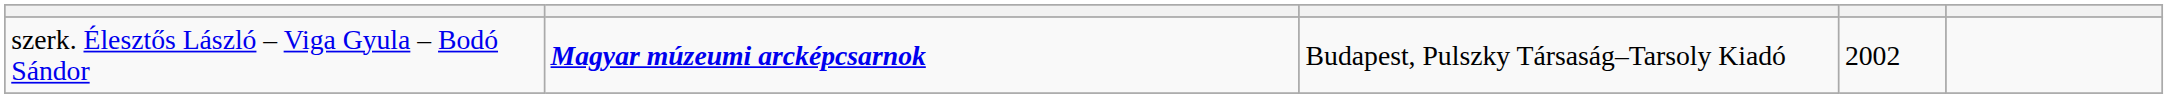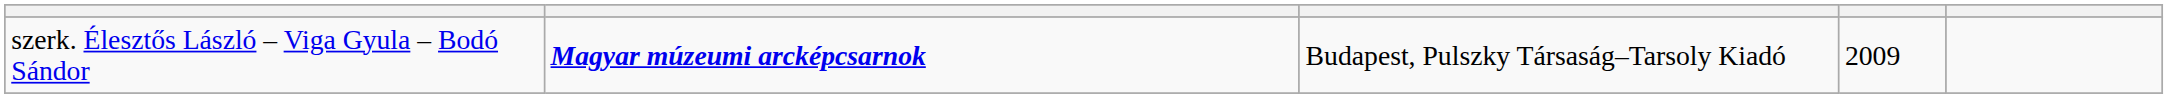(1873, 54) 2002 -> (1873, 54) 2009
